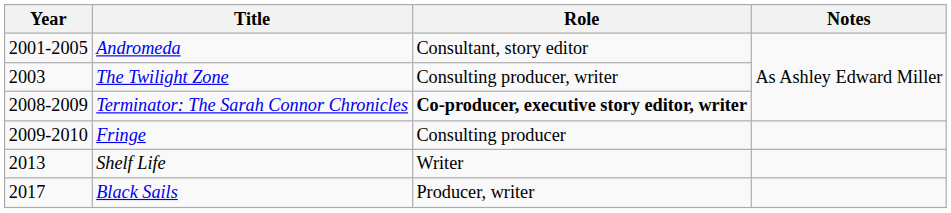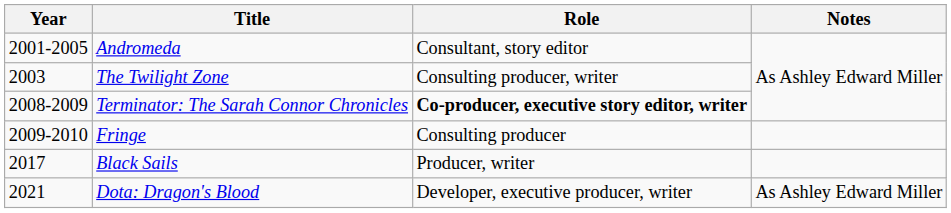- row: (131, 163)
+ row: (178, 192)
